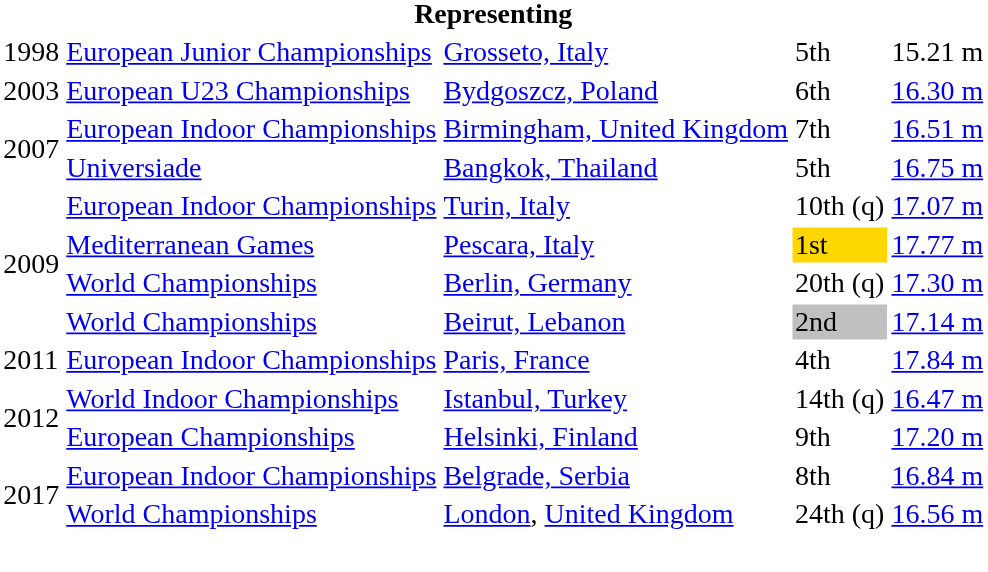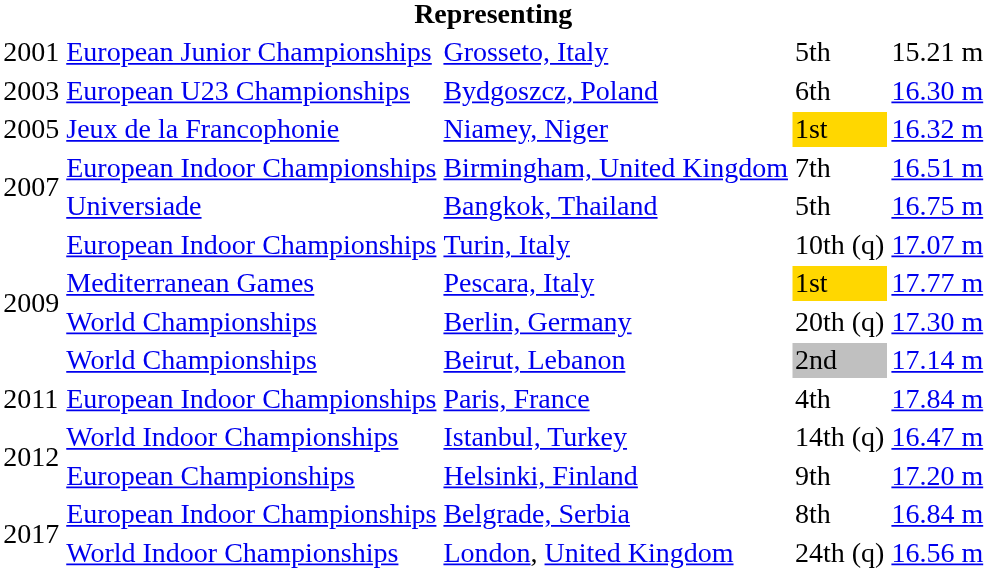(31, 52) 1998 -> (31, 52) 2001
+ row: (526, 129)
(192, 514) World Championships -> (232, 552) World Indoor Championships
